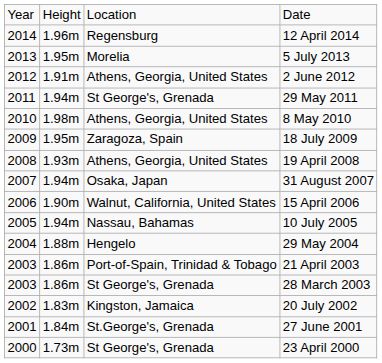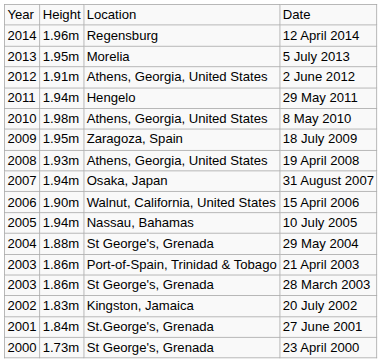(150, 98) St George's, Grenada -> (111, 98) Hengelo
(111, 243) Hengelo -> (150, 243) St George's, Grenada
